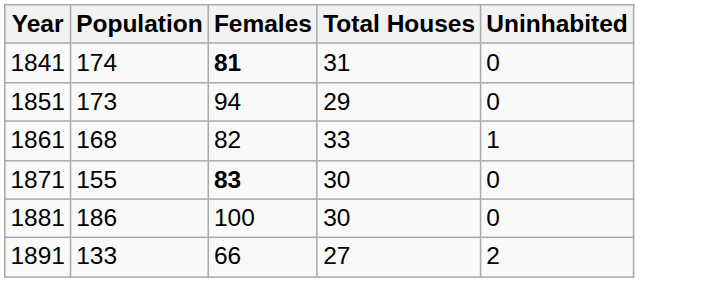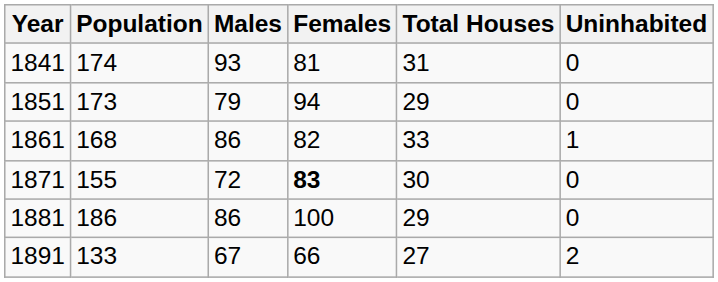+ column: (248, 23)
(228, 62) bold -> (307, 62) normal
(337, 218) 30 -> (416, 218) 29
